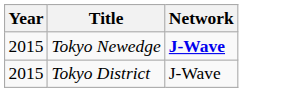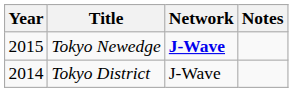+ column: (263, 18)
(26, 73) 2015 -> (26, 73) 2014
